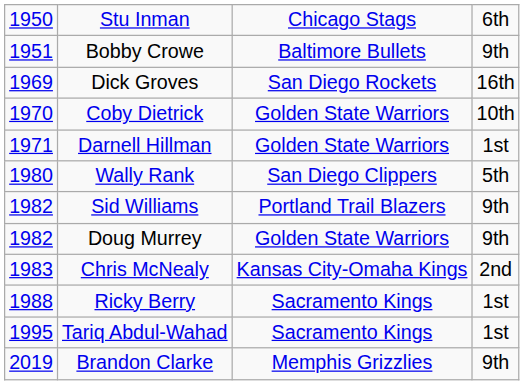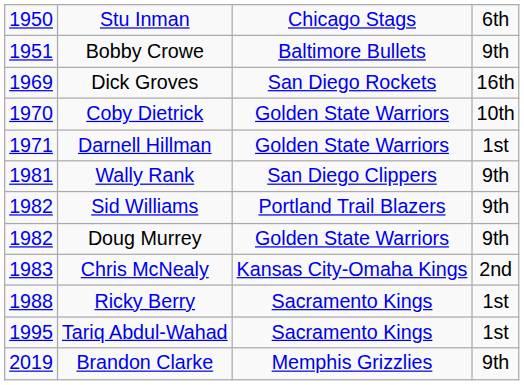(31, 176) 1980 -> (31, 176) 1981
(496, 176) 5th -> (496, 176) 9th
